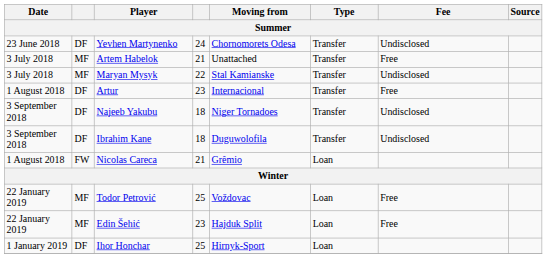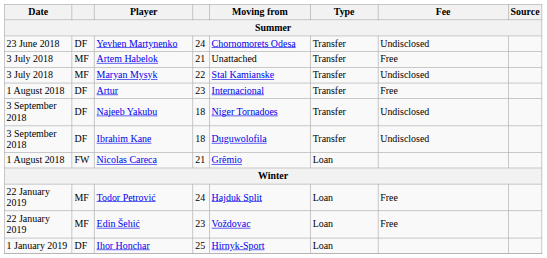(200, 197) 25 -> (200, 197) 24
(231, 197) Voždovac -> (237, 197) Hajduk Split
(237, 224) Hajduk Split -> (231, 224) Voždovac
